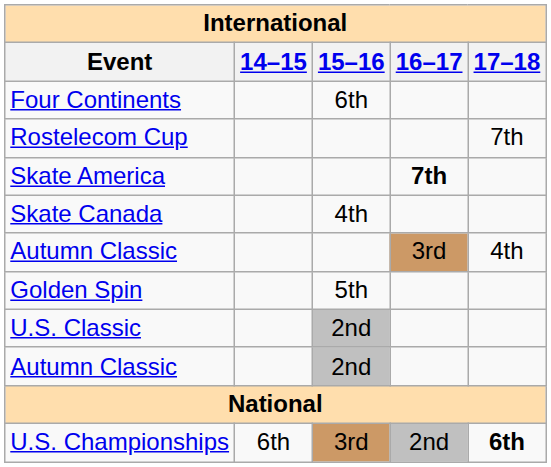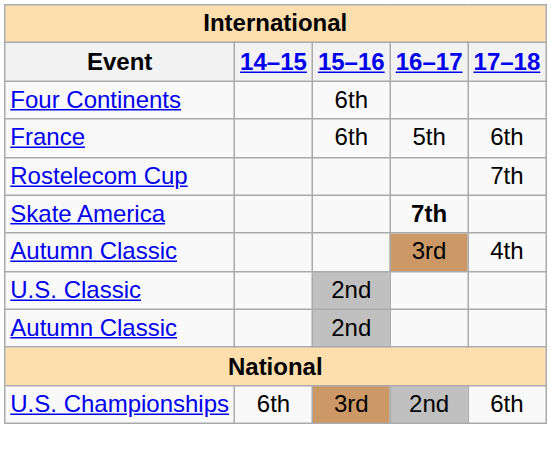+ row: (48, 137)
- row: (86, 213)
- row: (76, 289)
(507, 442) bold -> (507, 404) normal
